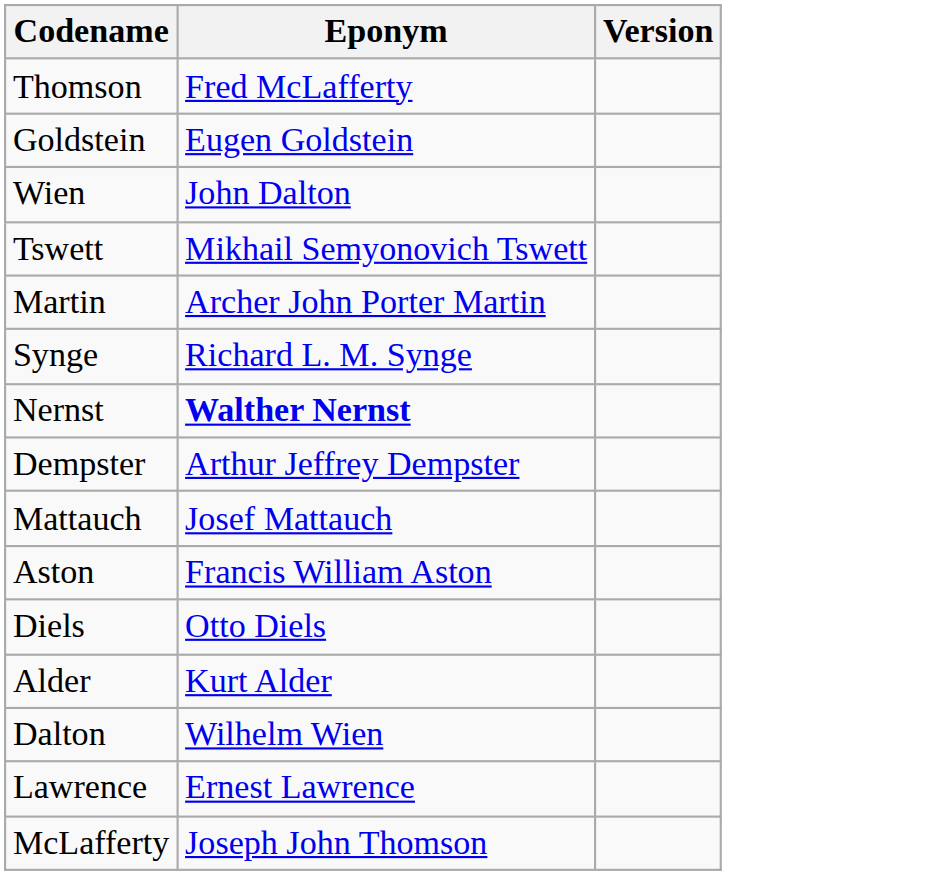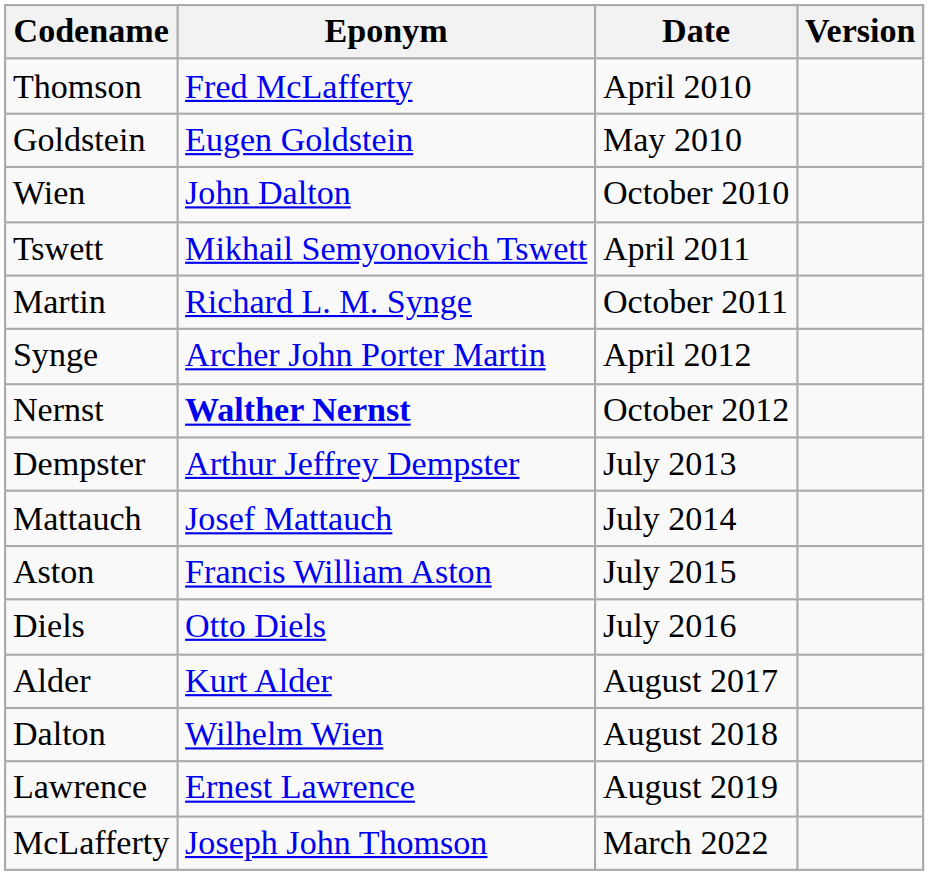+ column: (696, 31)
(365, 301) Archer John Porter Martin -> (328, 301) Richard L. M. Synge
(328, 355) Richard L. M. Synge -> (365, 355) Archer John Porter Martin
